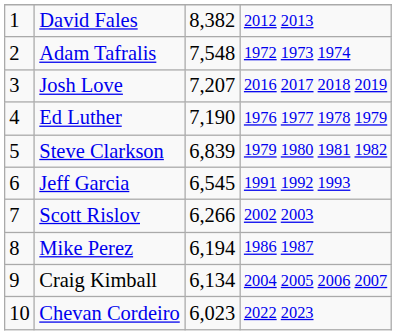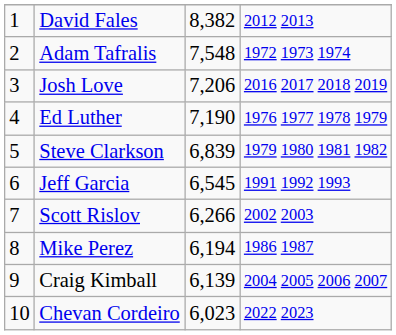(212, 85) 7,207 -> (212, 85) 7,206
(212, 280) 6,134 -> (212, 280) 6,139
